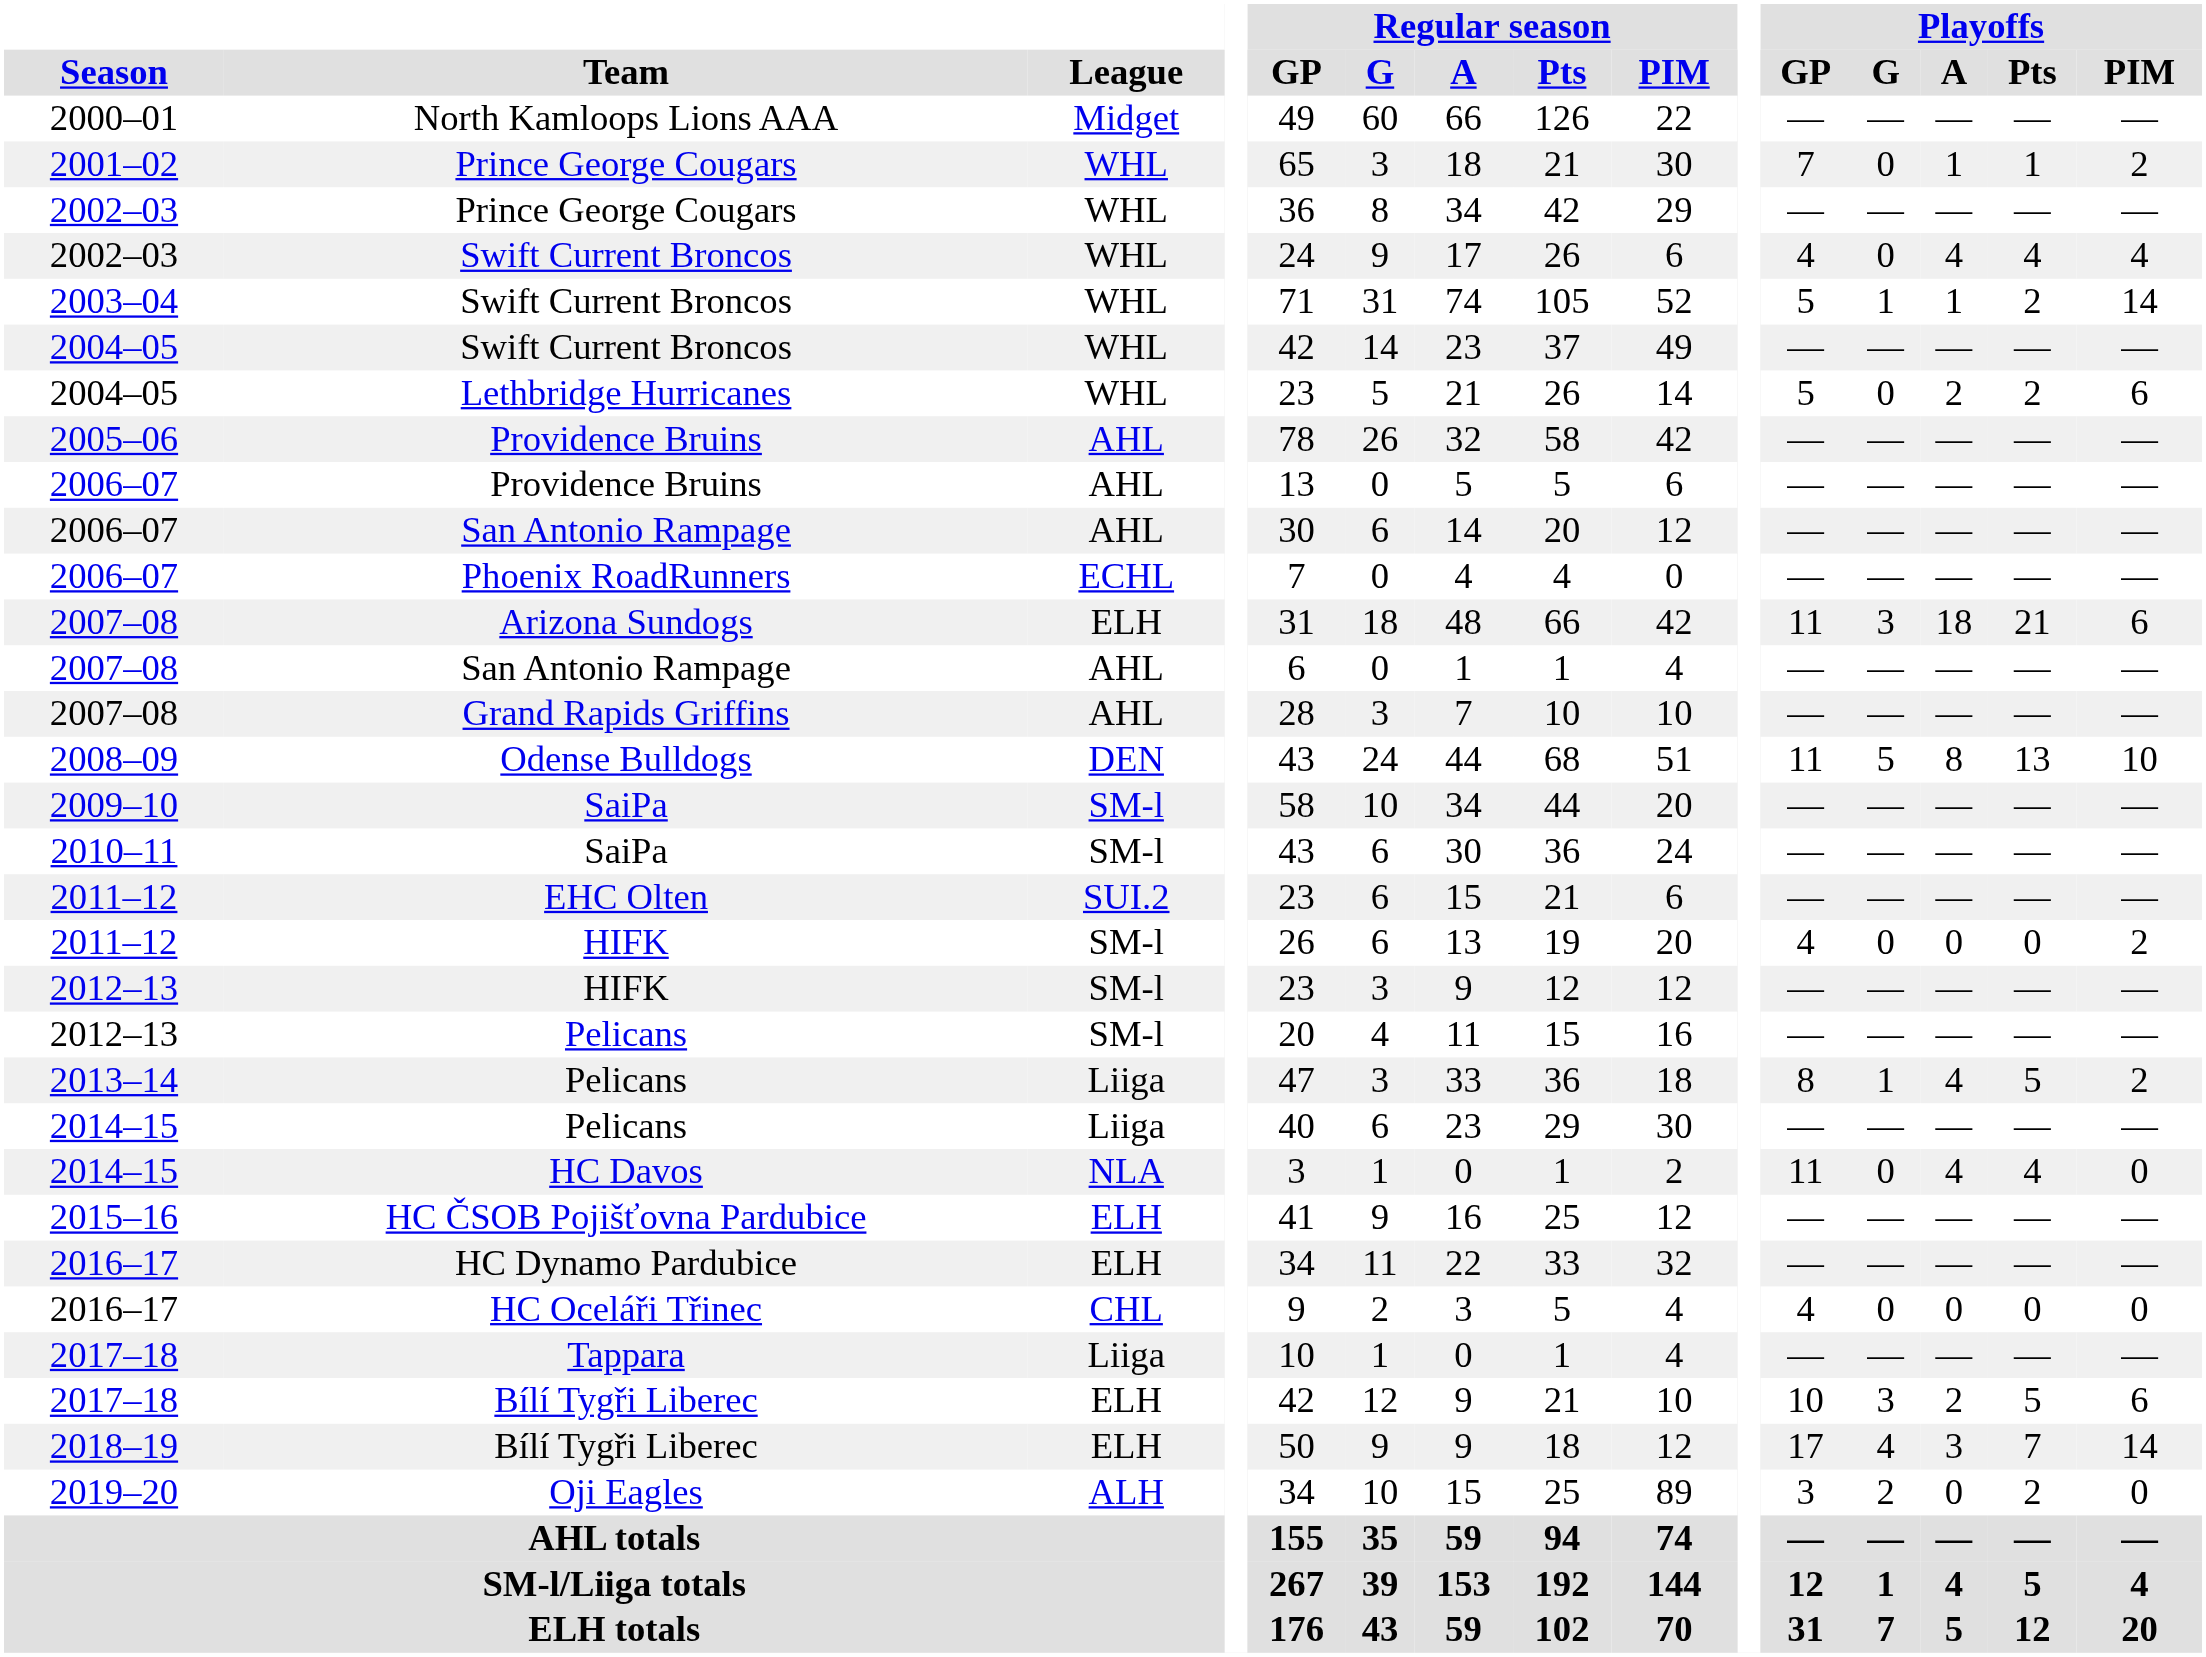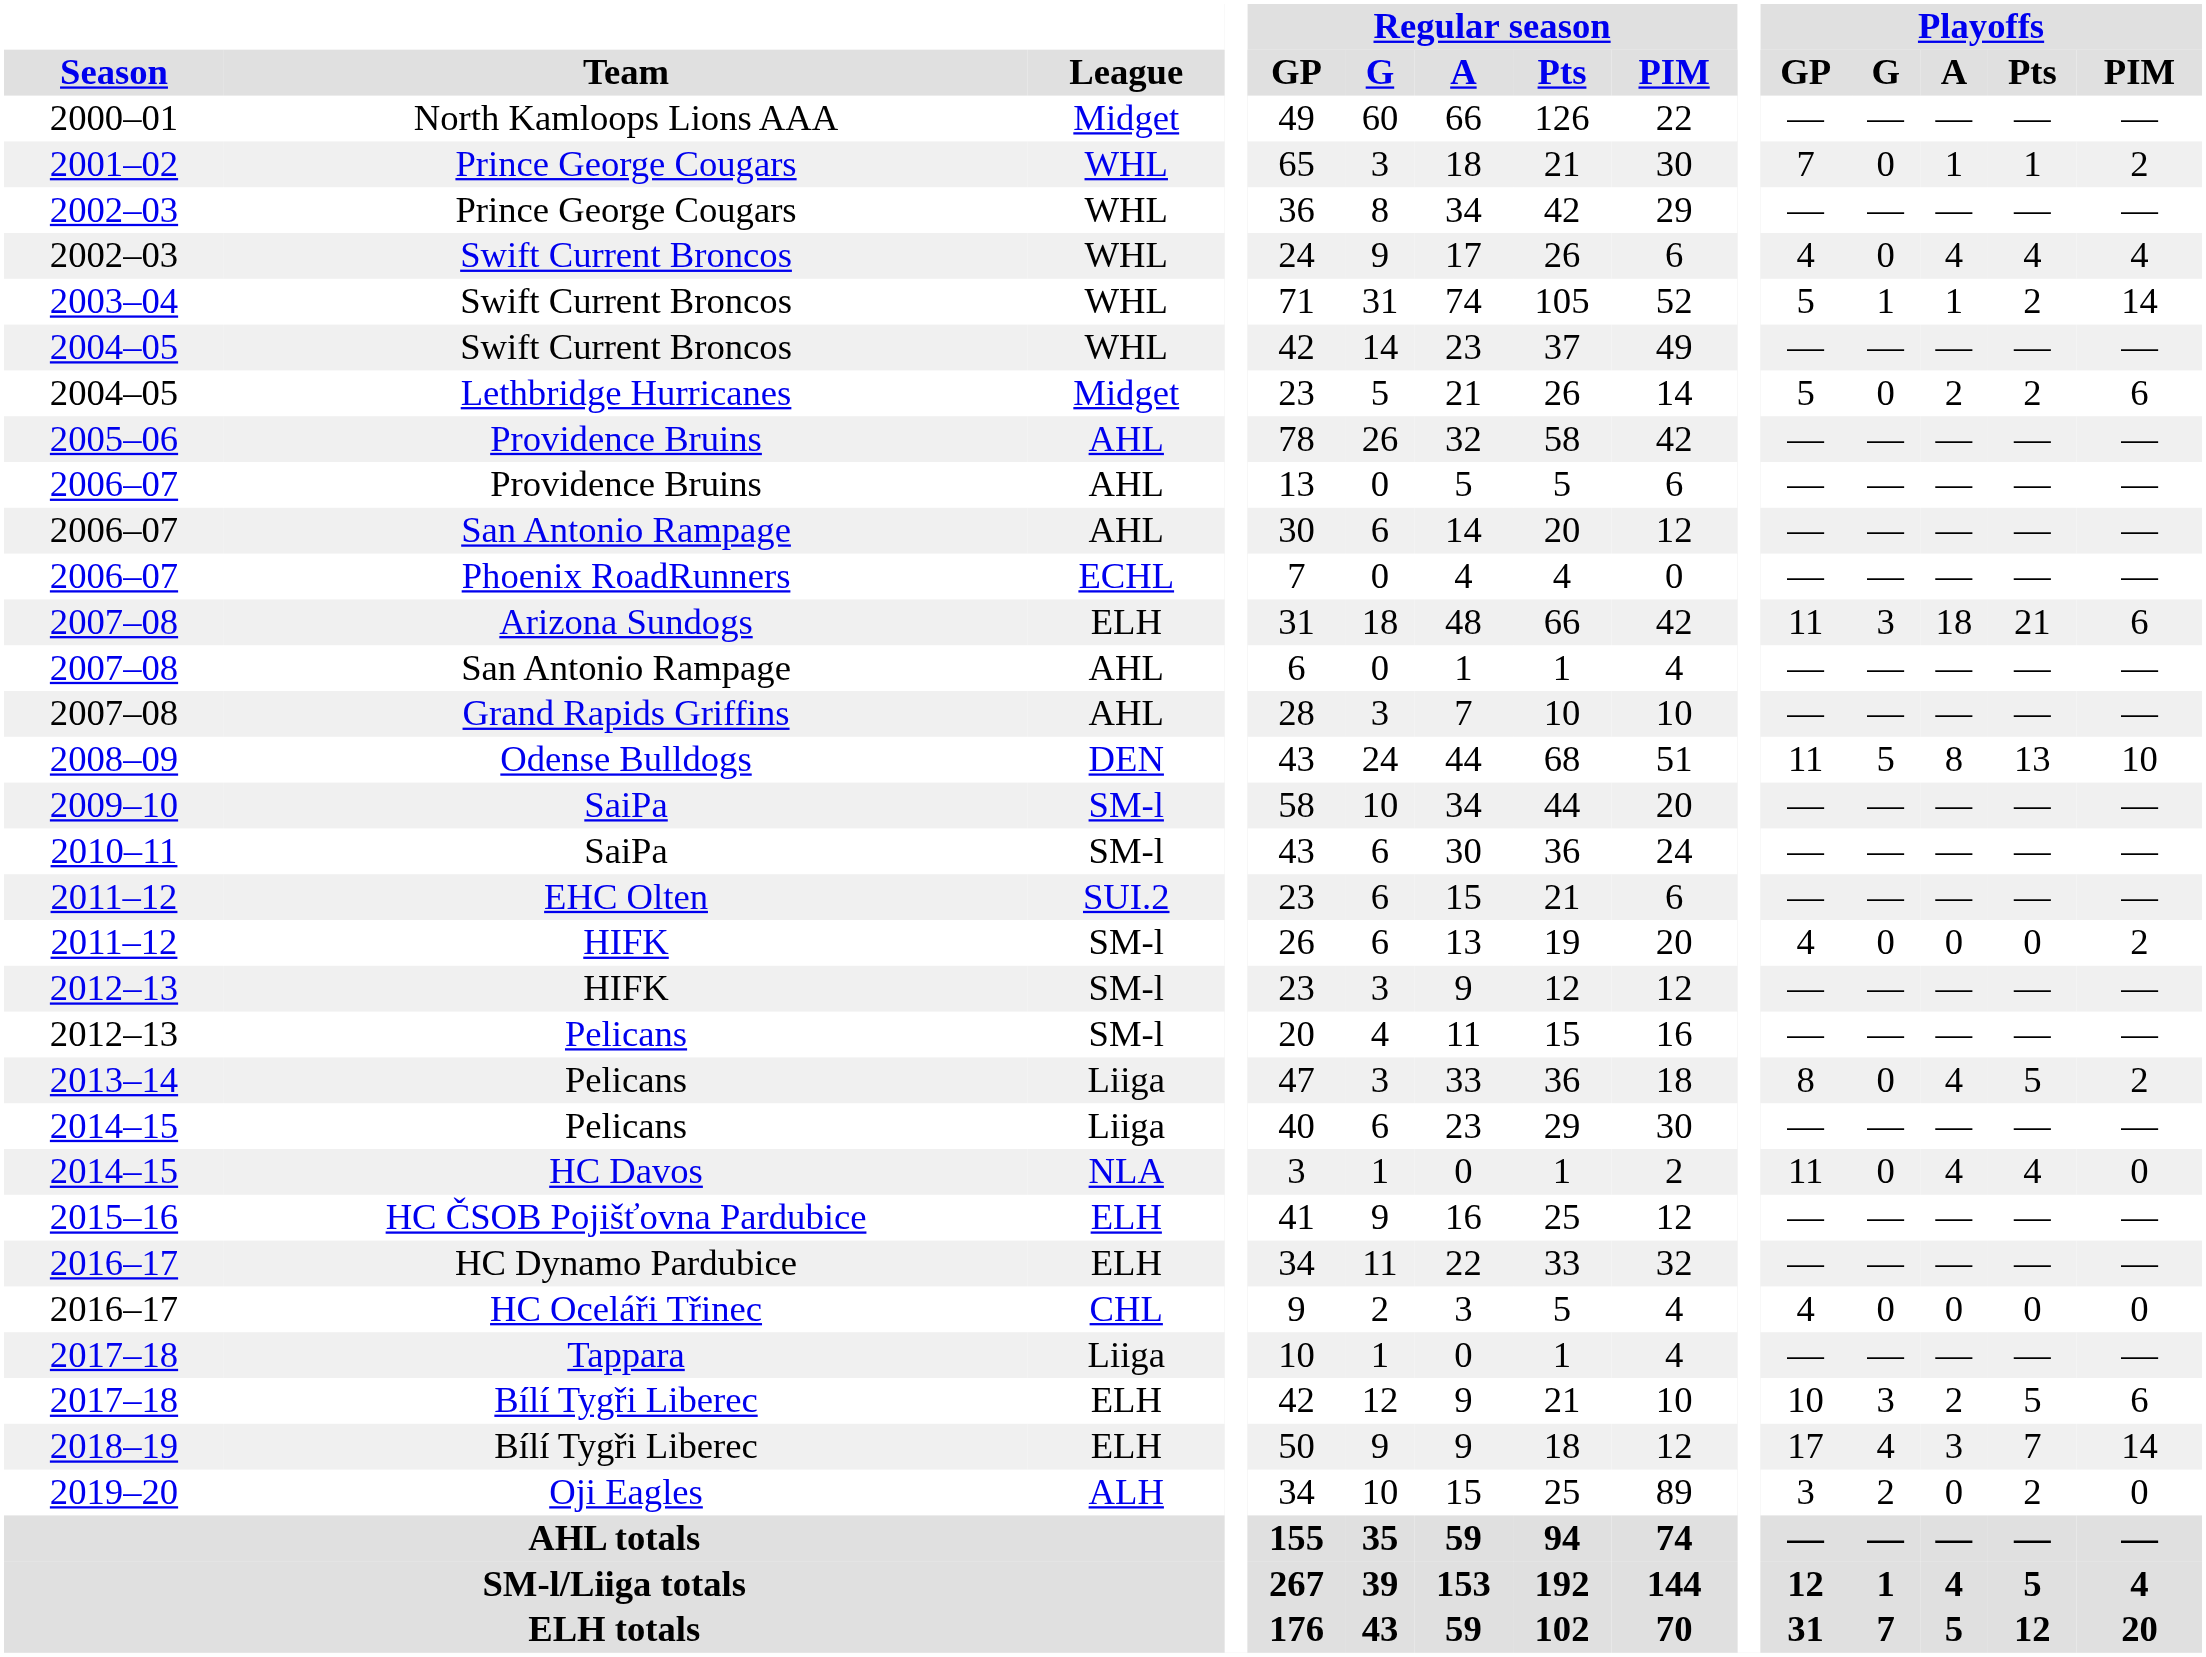(1126, 392) WHL -> (1126, 392) Midget
(1886, 1079) 1 -> (1886, 1079) 0
